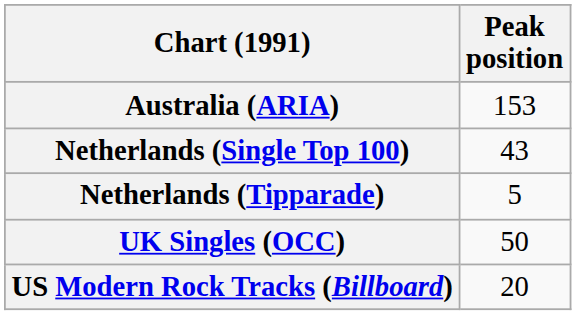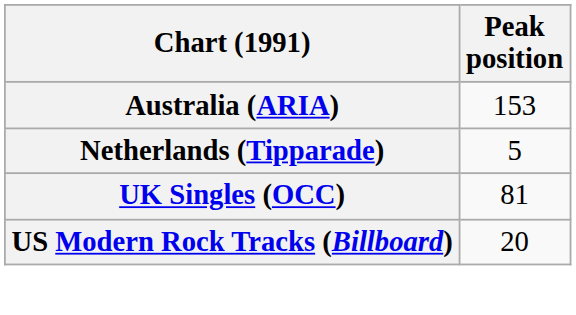- row: (232, 150)
(515, 241) 50 -> (515, 195) 81
